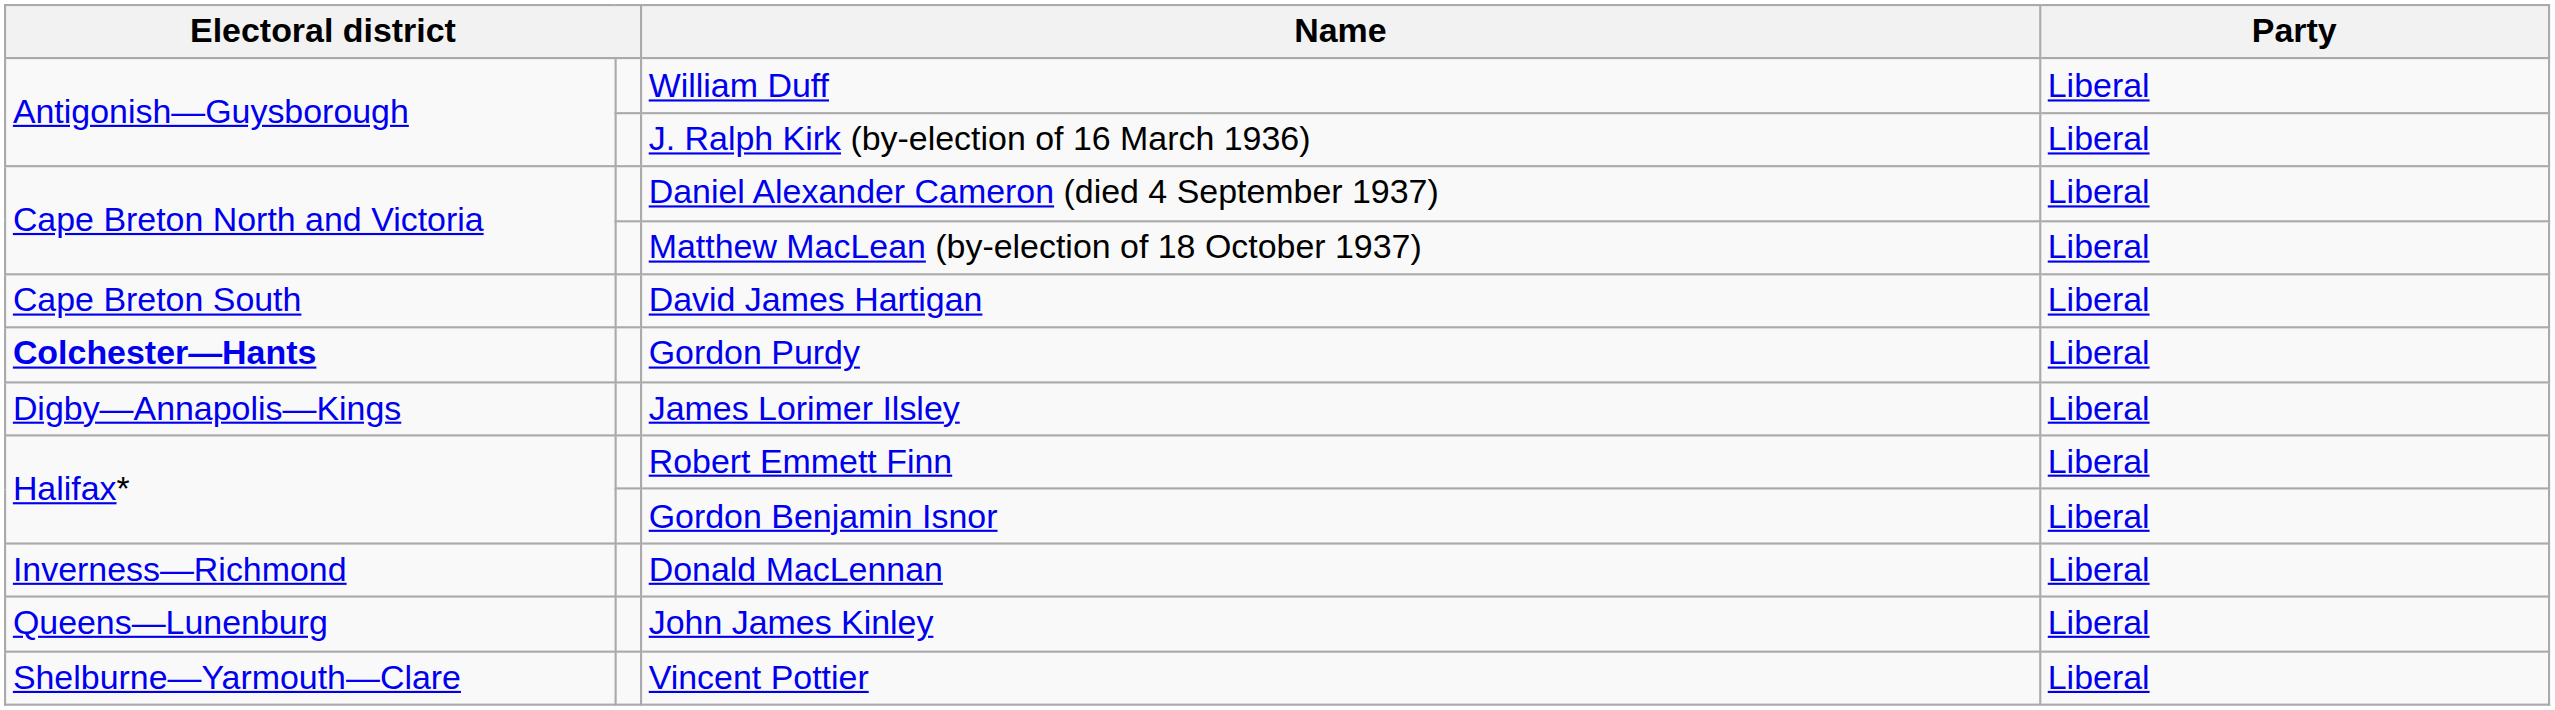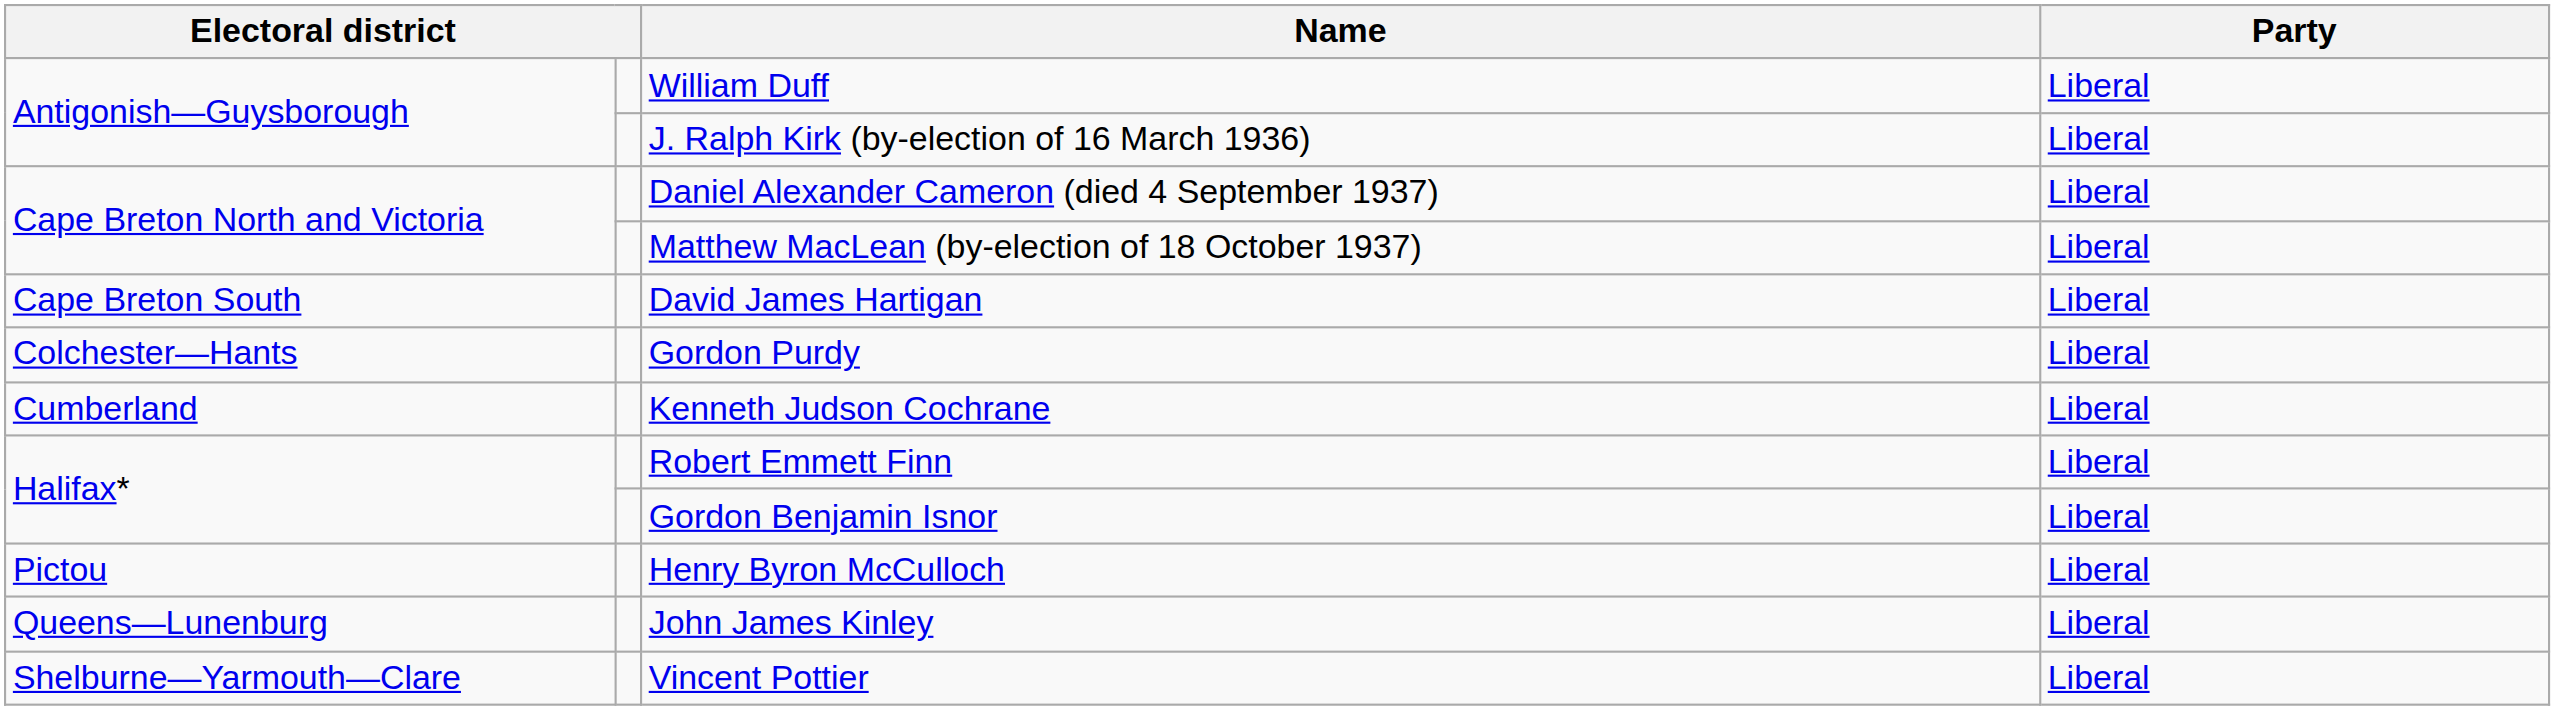(165, 354) bold -> (155, 354) normal
+ row: (850, 407)
- row: (804, 407)
- row: (796, 569)
+ row: (827, 569)
